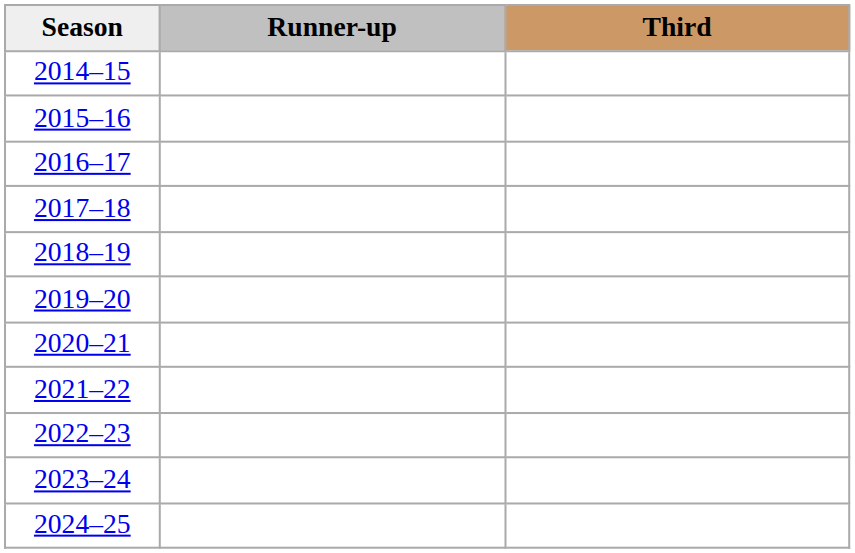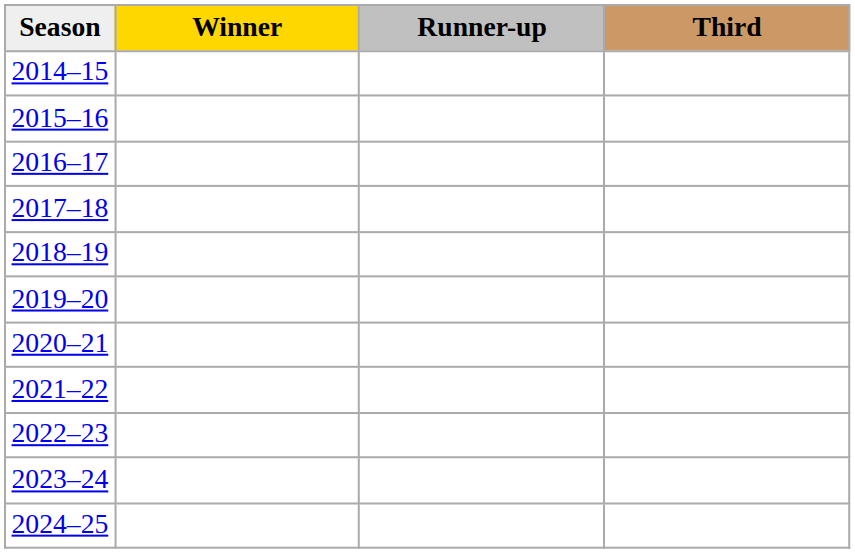+ column: (237, 26)
